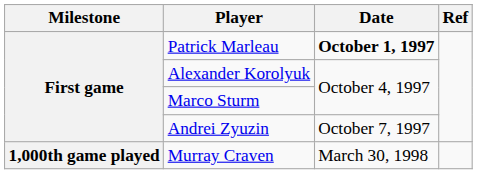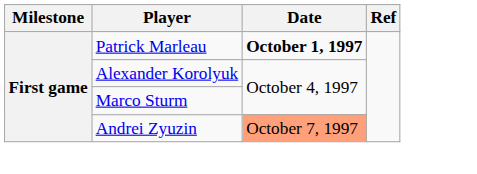(374, 127) no background -> (302, 127) lightsalmon background
- row: (221, 155)
